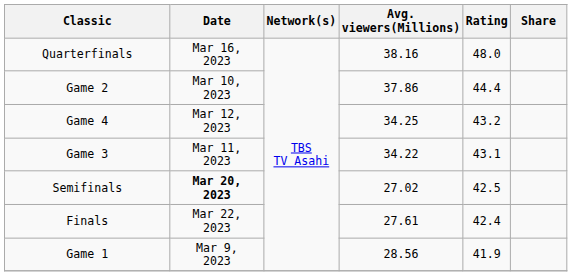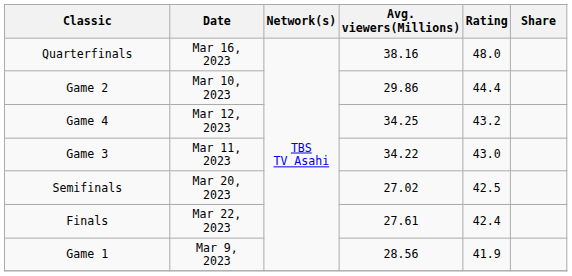(401, 87) 37.86 -> (401, 87) 29.86
(487, 154) 43.1 -> (487, 154) 43.0
(217, 187) bold -> (217, 187) normal
